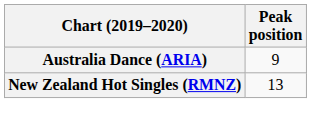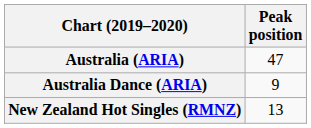+ row: (125, 60)
